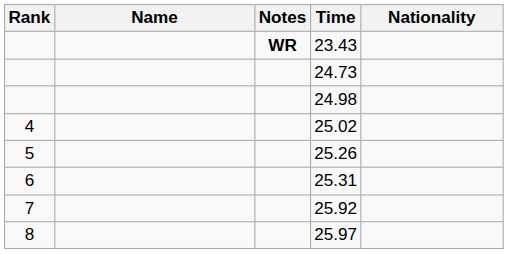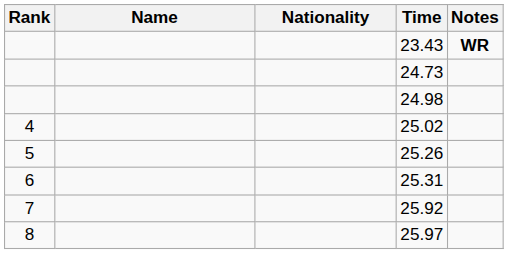columns swapped: (432, 18) <-> (283, 18)
